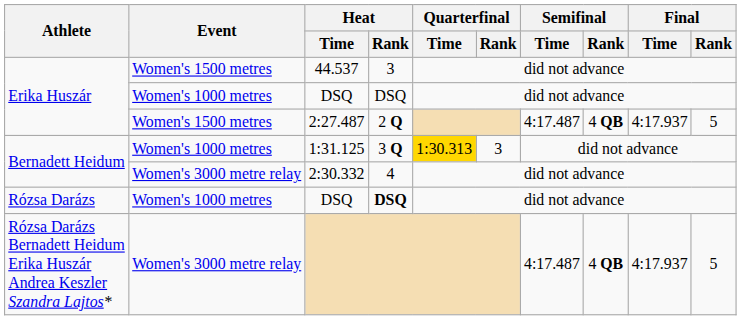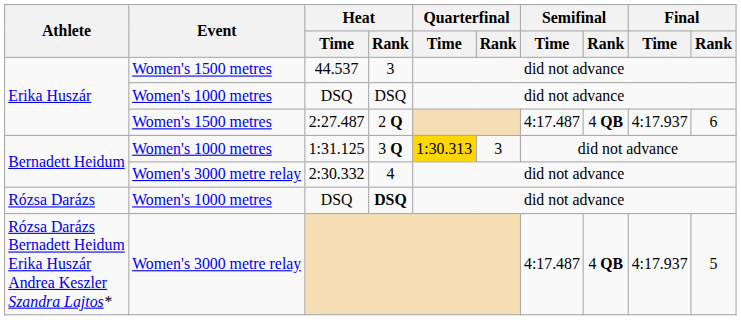(713, 122) 5 -> (713, 122) 6
